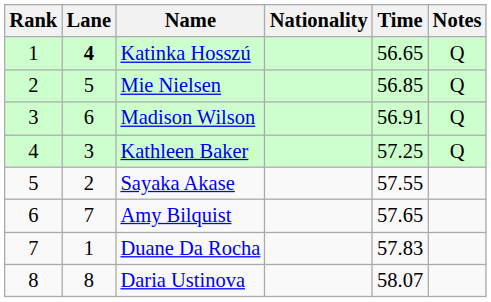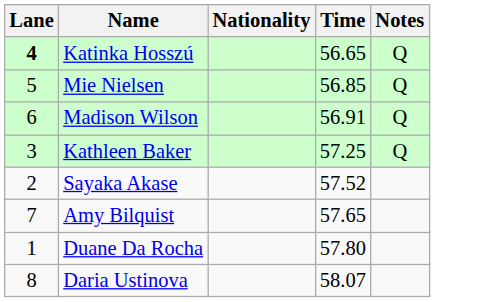- column: (33, 20)
(400, 183) 57.55 -> (343, 183) 57.52
(400, 248) 57.83 -> (343, 248) 57.80
